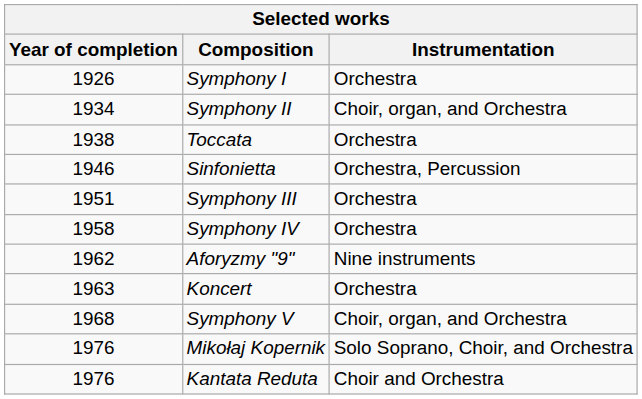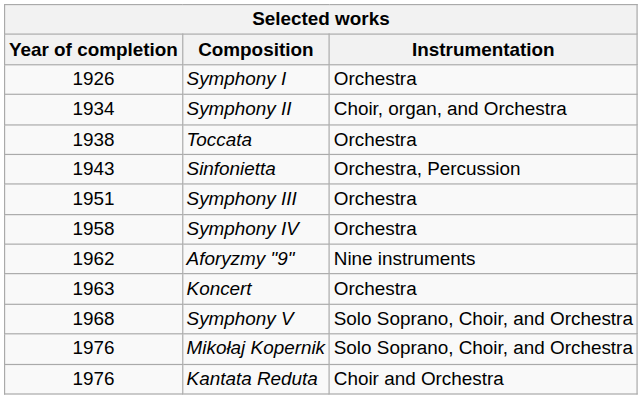(93, 169) 1946 -> (93, 169) 1943
(450, 318) Choir, organ, and Orchestra -> (483, 318) Solo Soprano, Choir, and Orchestra
